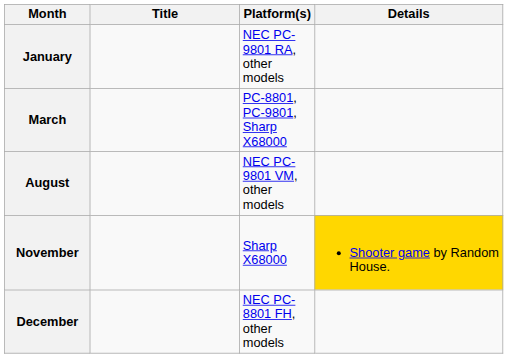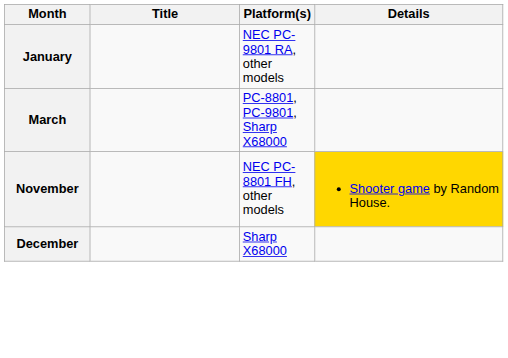- row: (47, 183)
(265, 252) Sharp X68000 -> (269, 189) NEC PC-8801 FH, other models
(269, 321) NEC PC-8801 FH, other models -> (265, 243) Sharp X68000
